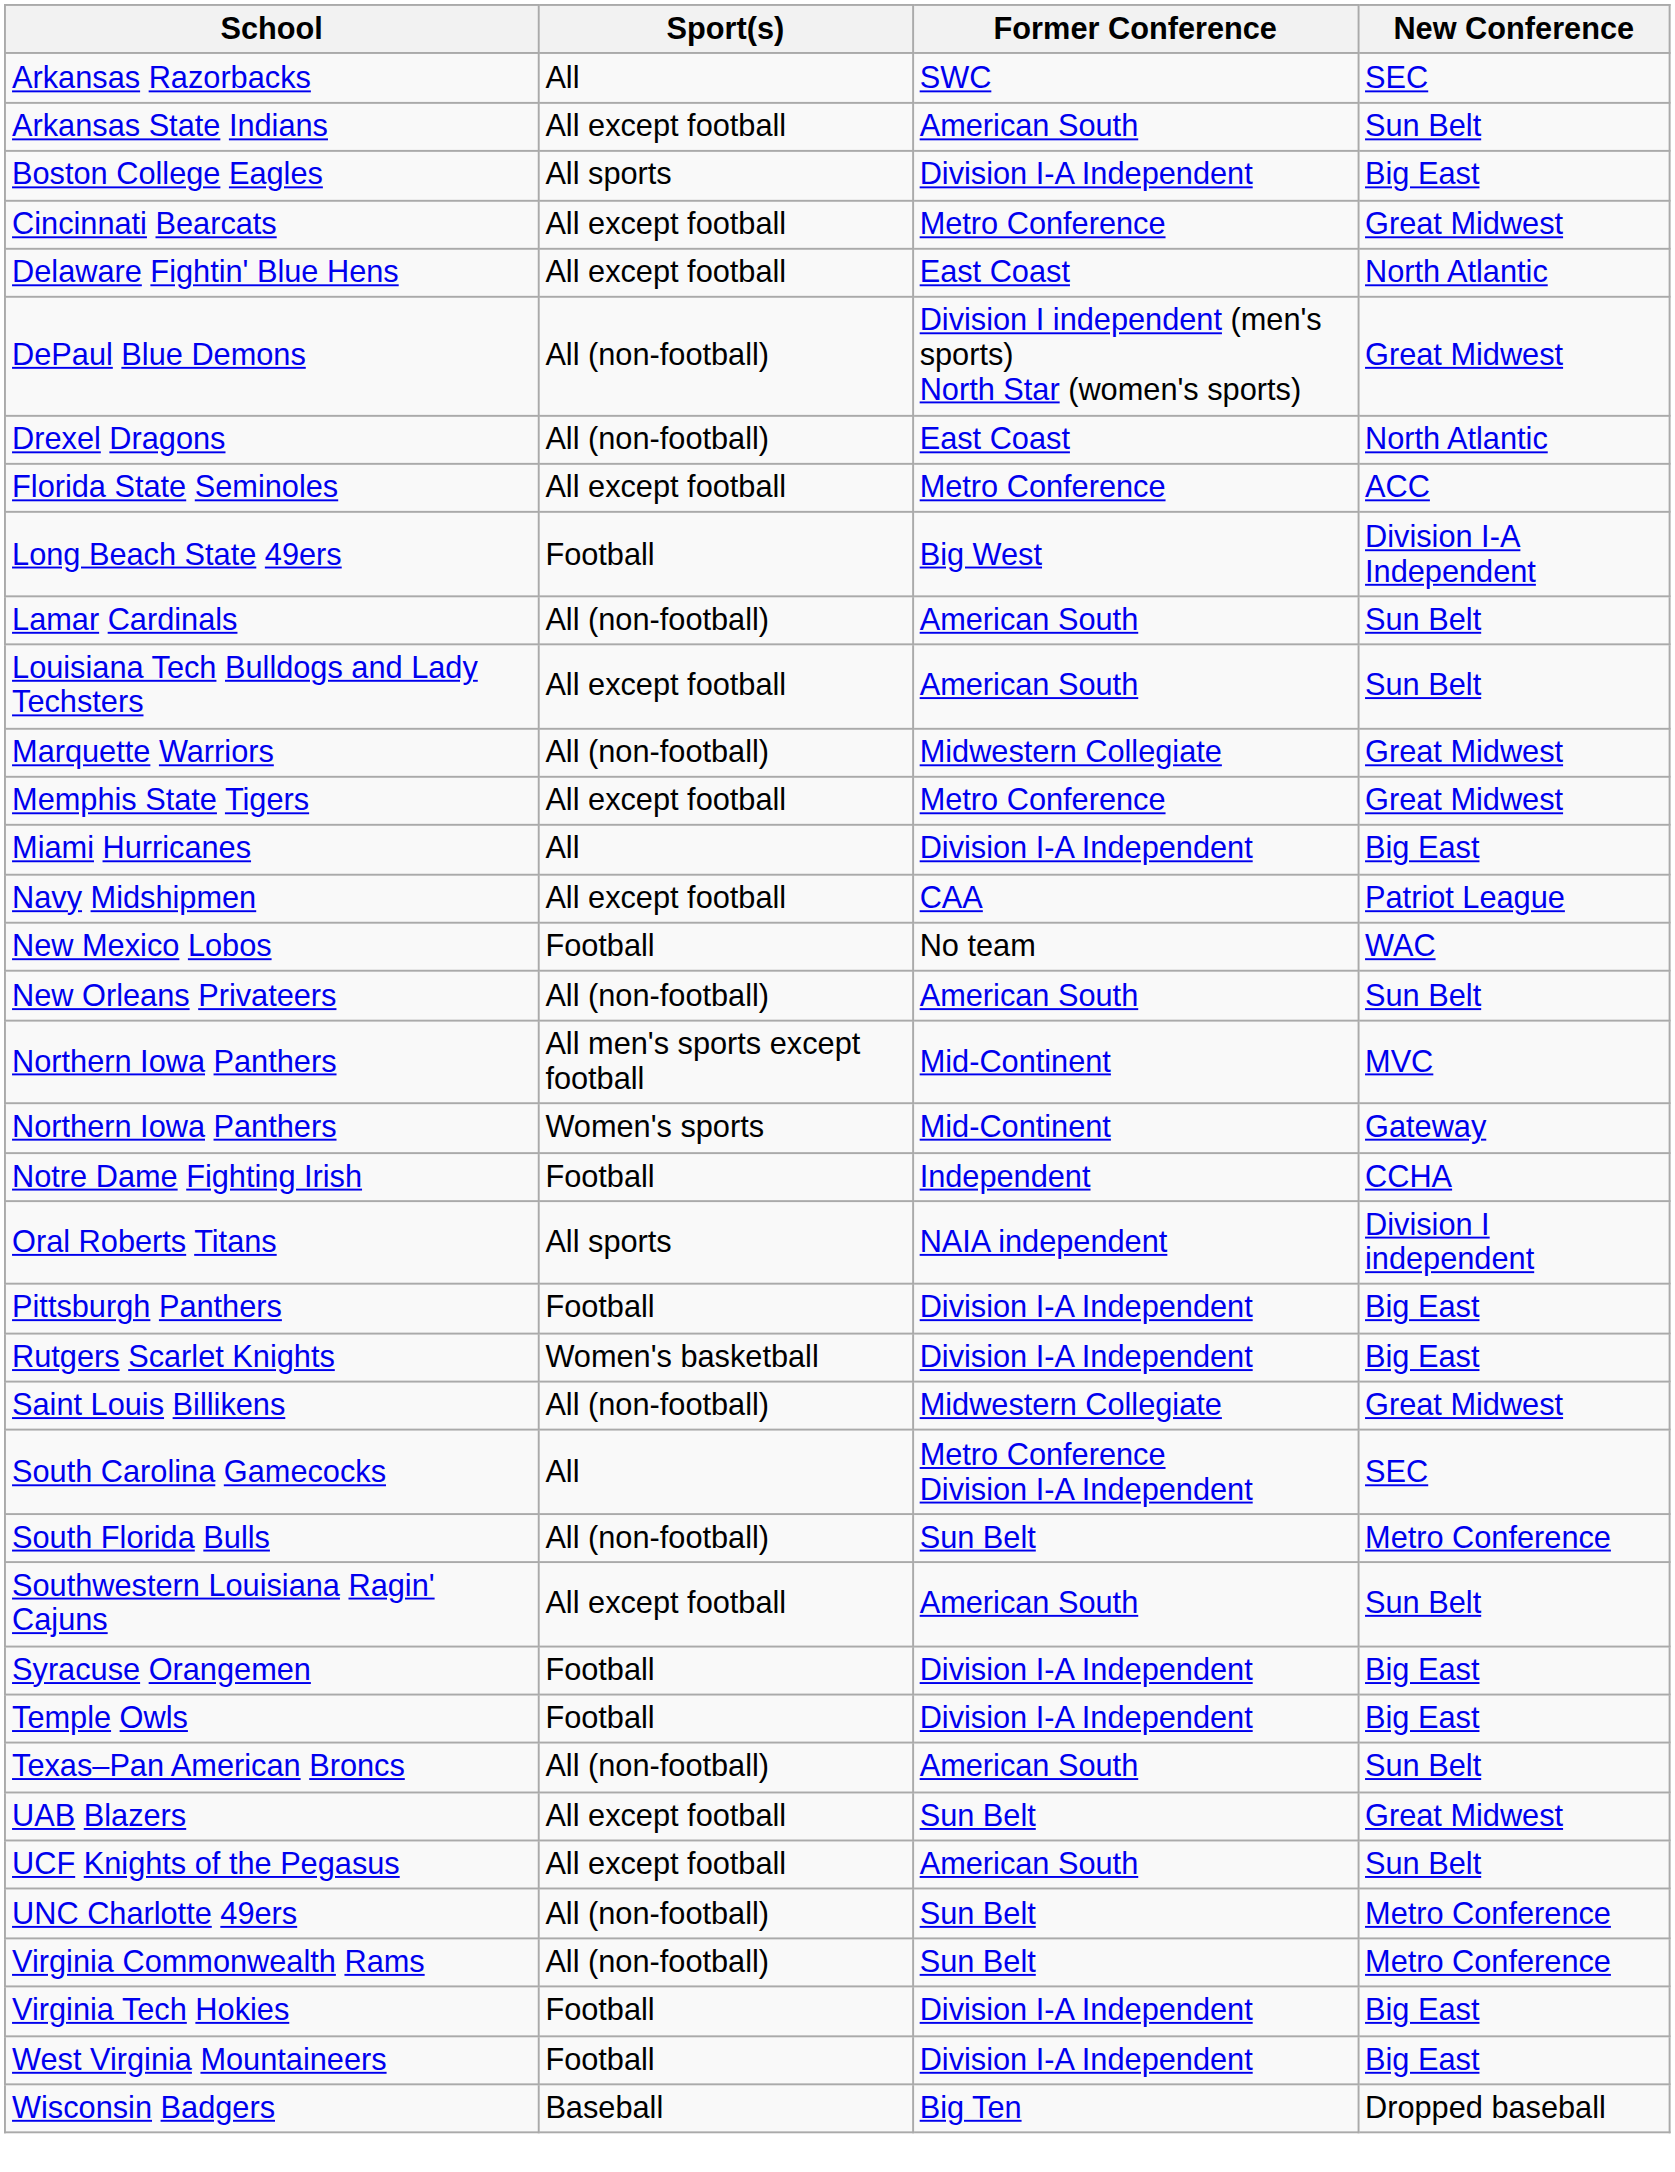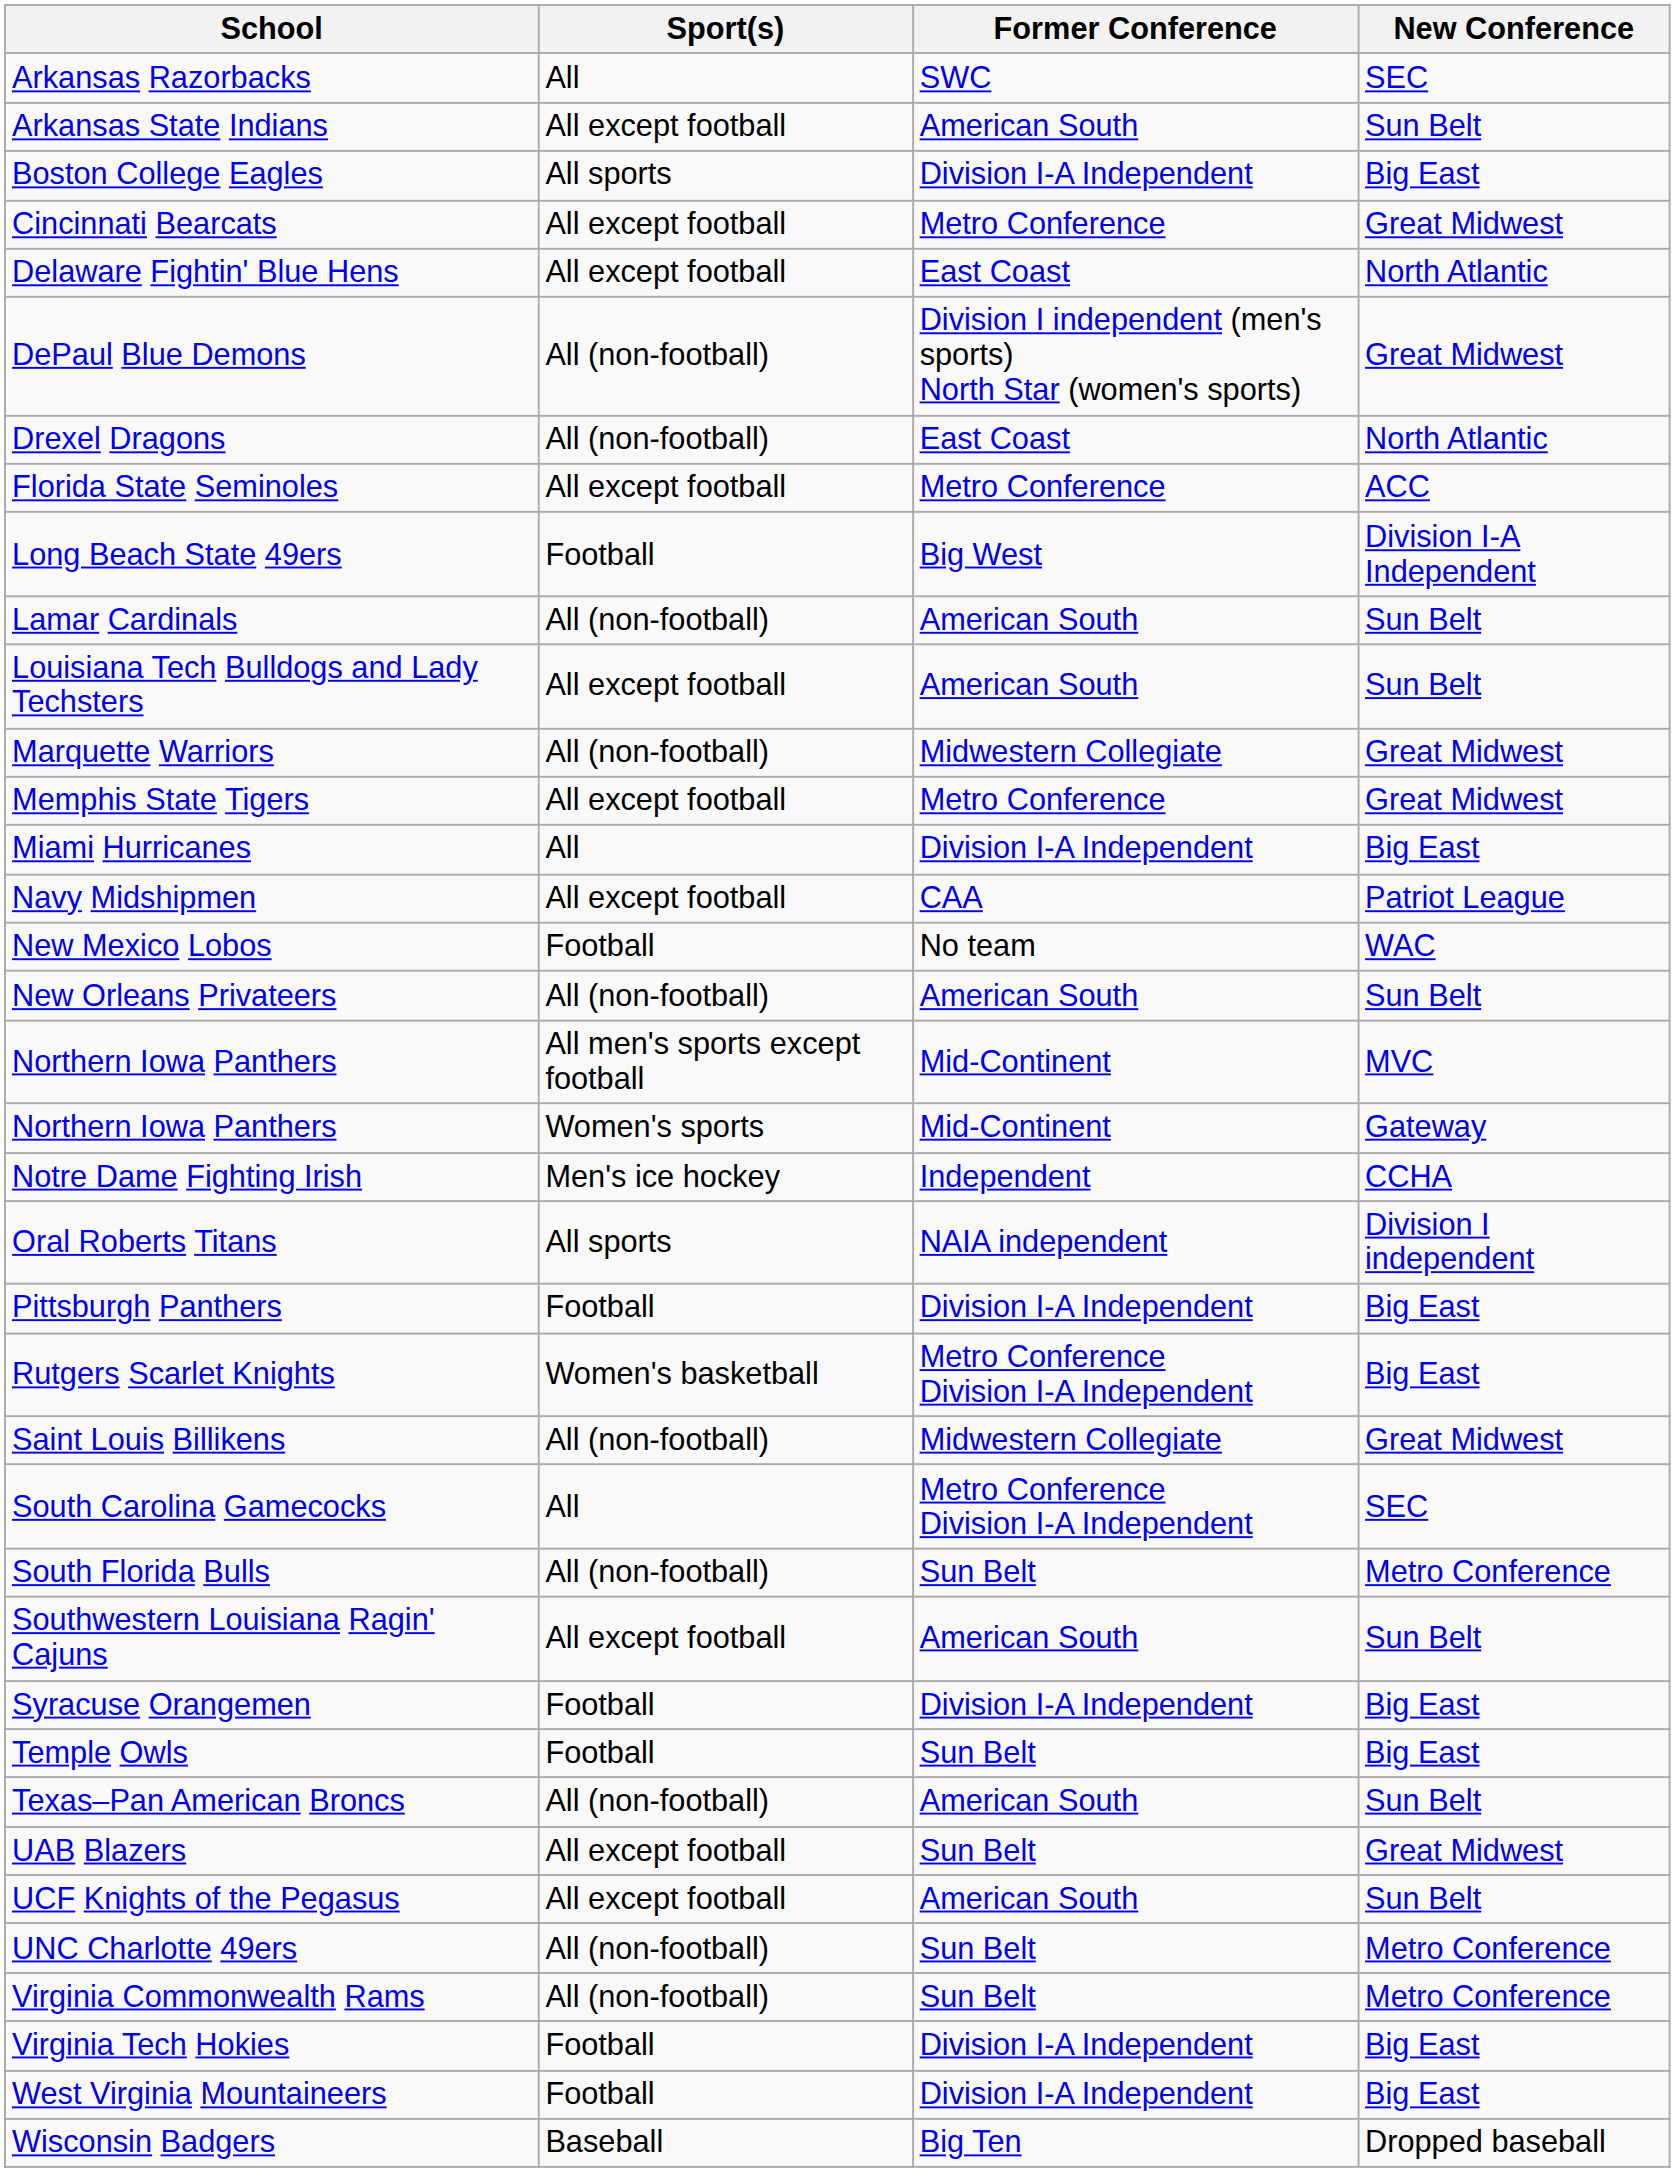(600, 1176) Football -> (663, 1176) Men's ice hockey
(1086, 1356) Division I-A Independent -> (1086, 1374) Metro Conference Division I-A Independent
(1086, 1718) Division I-A Independent -> (978, 1752) Sun Belt
